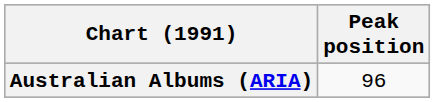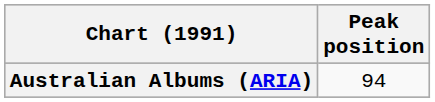(374, 81) 96 -> (374, 81) 94
